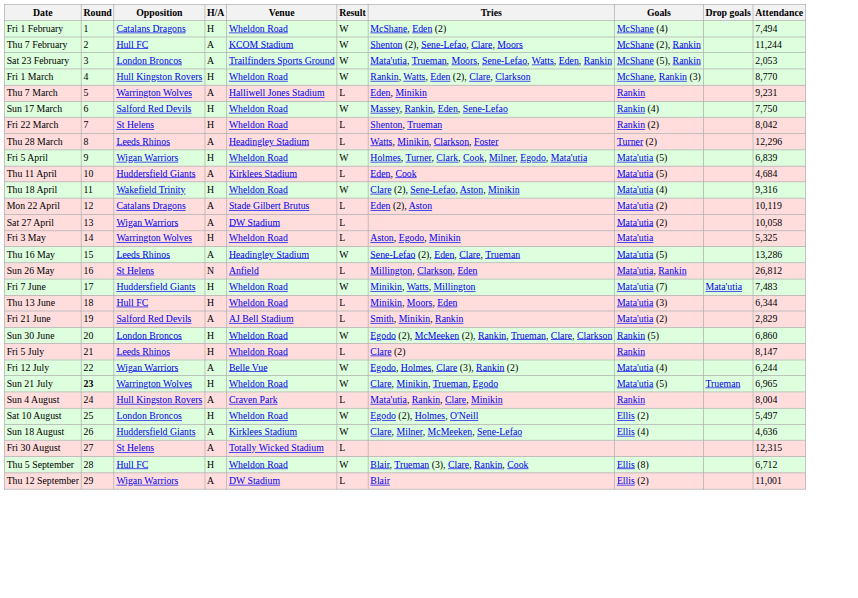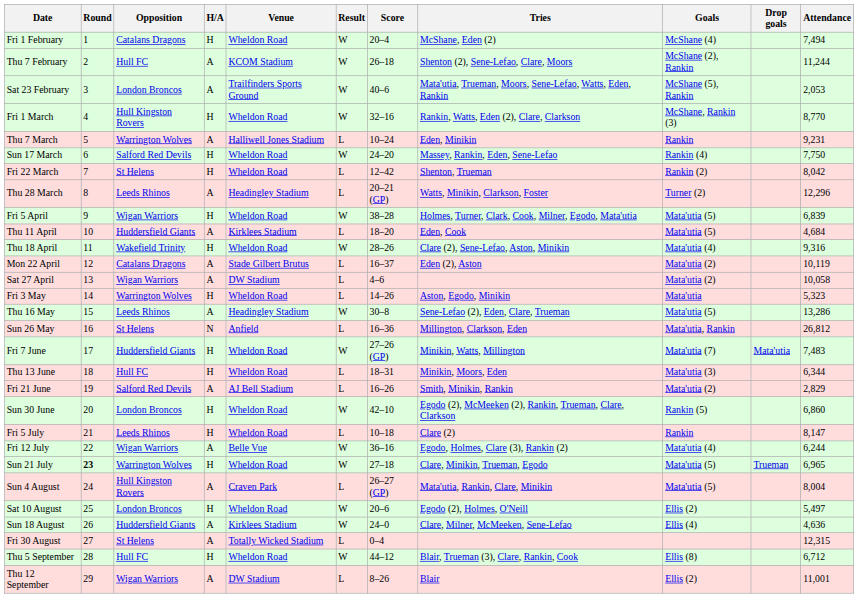+ column: (392, 18)
(766, 239) 5,325 -> (814, 296) 5,323
(631, 400) Rankin -> (690, 487) Mata'utia (5)
